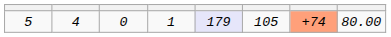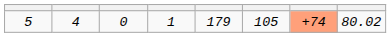(219, 22) lavender background -> (219, 22) no background
(361, 22) 80.00 -> (361, 22) 80.02
